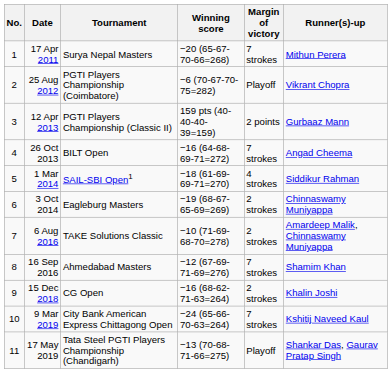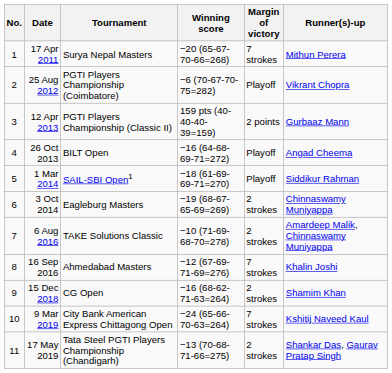(262, 153) 7 strokes -> (261, 153) Playoff
(262, 179) 4 strokes -> (261, 179) Playoff
(316, 267) Shamim Khan -> (312, 267) Khalin Joshi
(312, 293) Khalin Joshi -> (316, 293) Shamim Khan
(261, 350) Playoff -> (262, 350) 2 strokes
